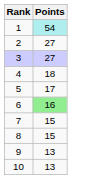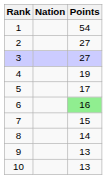+ column: (50, 12)
(50, 27) paleturquoise background -> (85, 27) no background
(50, 74) 18 -> (85, 74) 19
(50, 136) 15 -> (85, 136) 14
